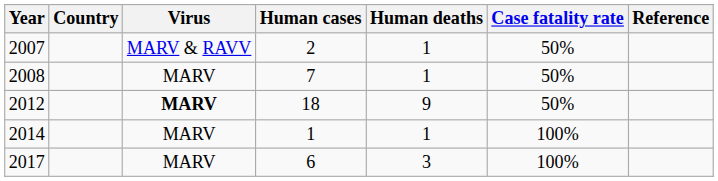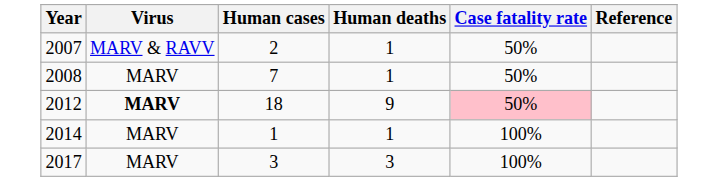- column: (86, 18)
(558, 104) no background -> (521, 104) pink background
(311, 162) 6 -> (274, 162) 3
